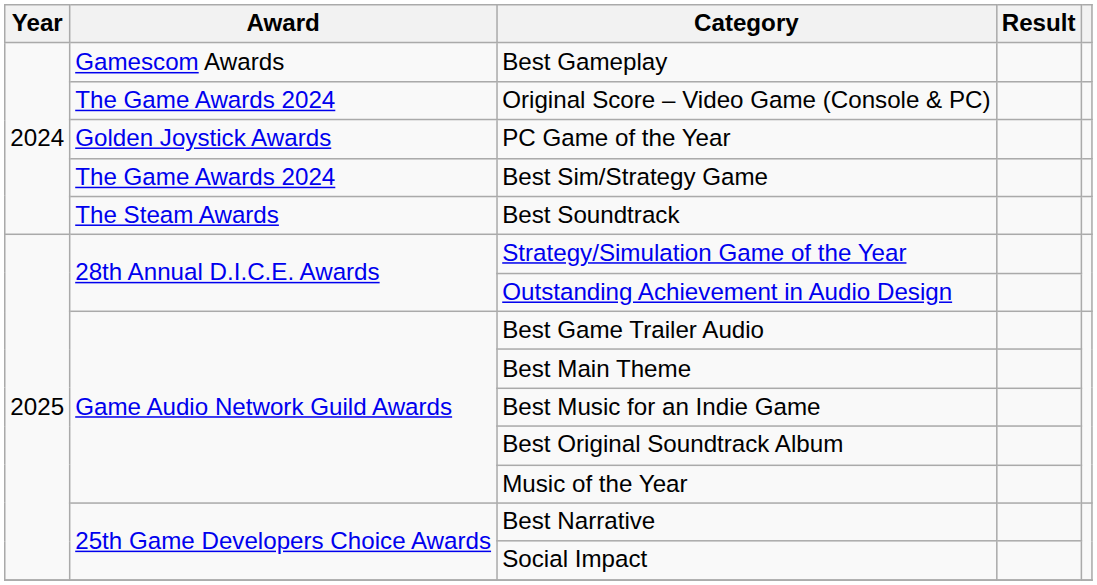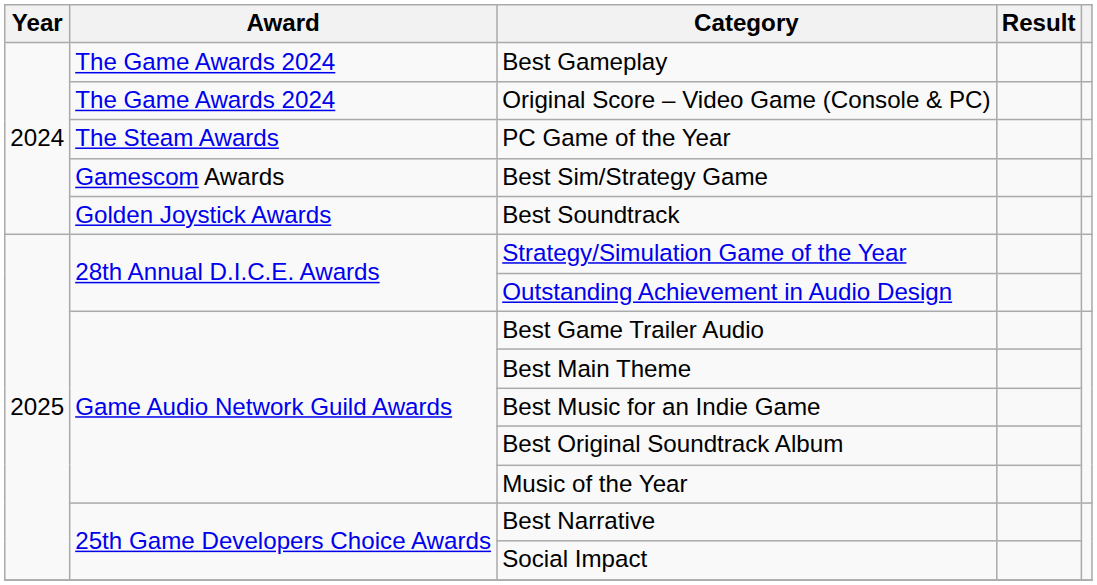(180, 61) Gamescom Awards -> (205, 61) The Game Awards 2024
(203, 138) Golden Joystick Awards -> (177, 138) The Steam Awards
(205, 176) The Game Awards 2024 -> (180, 176) Gamescom Awards
(177, 215) The Steam Awards -> (203, 215) Golden Joystick Awards
